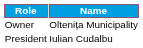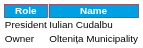rows swapped: (19, 25) <-> (26, 39)
